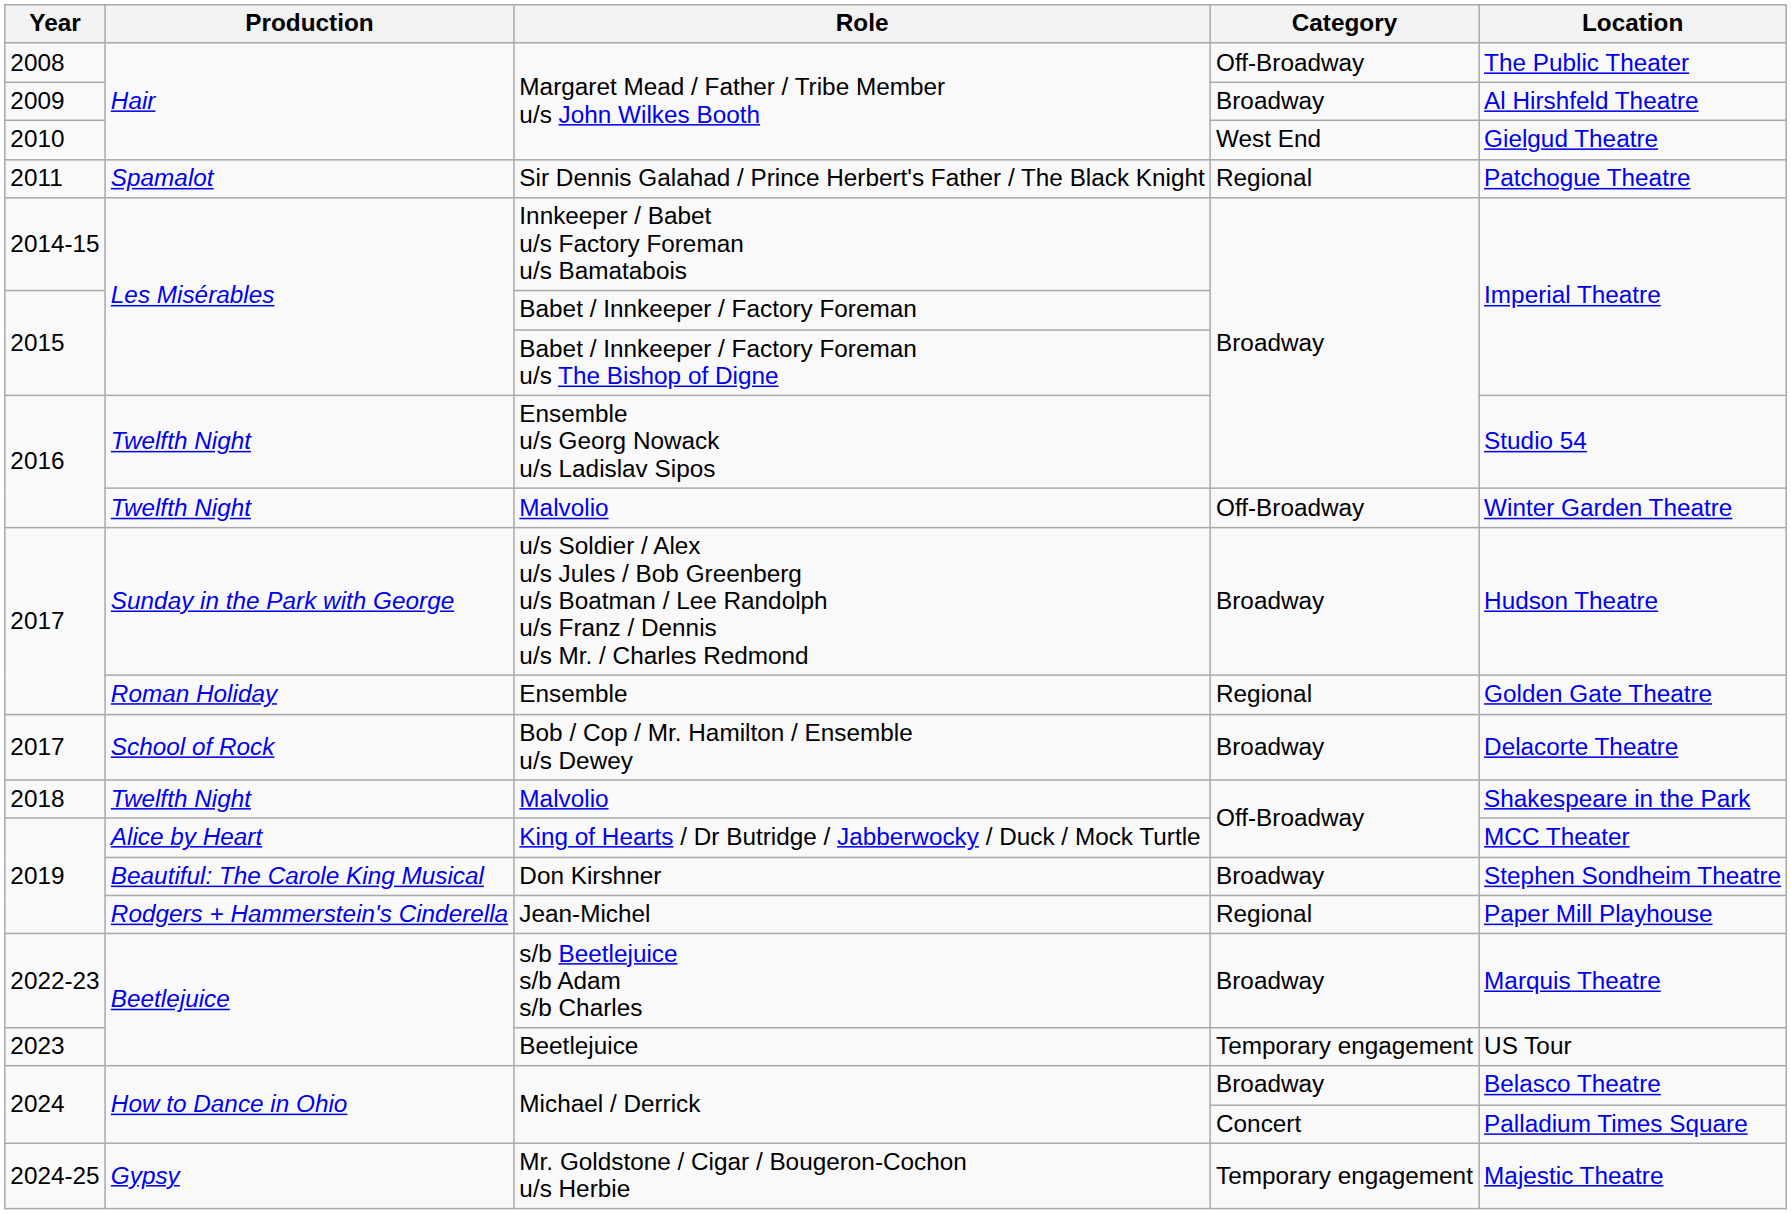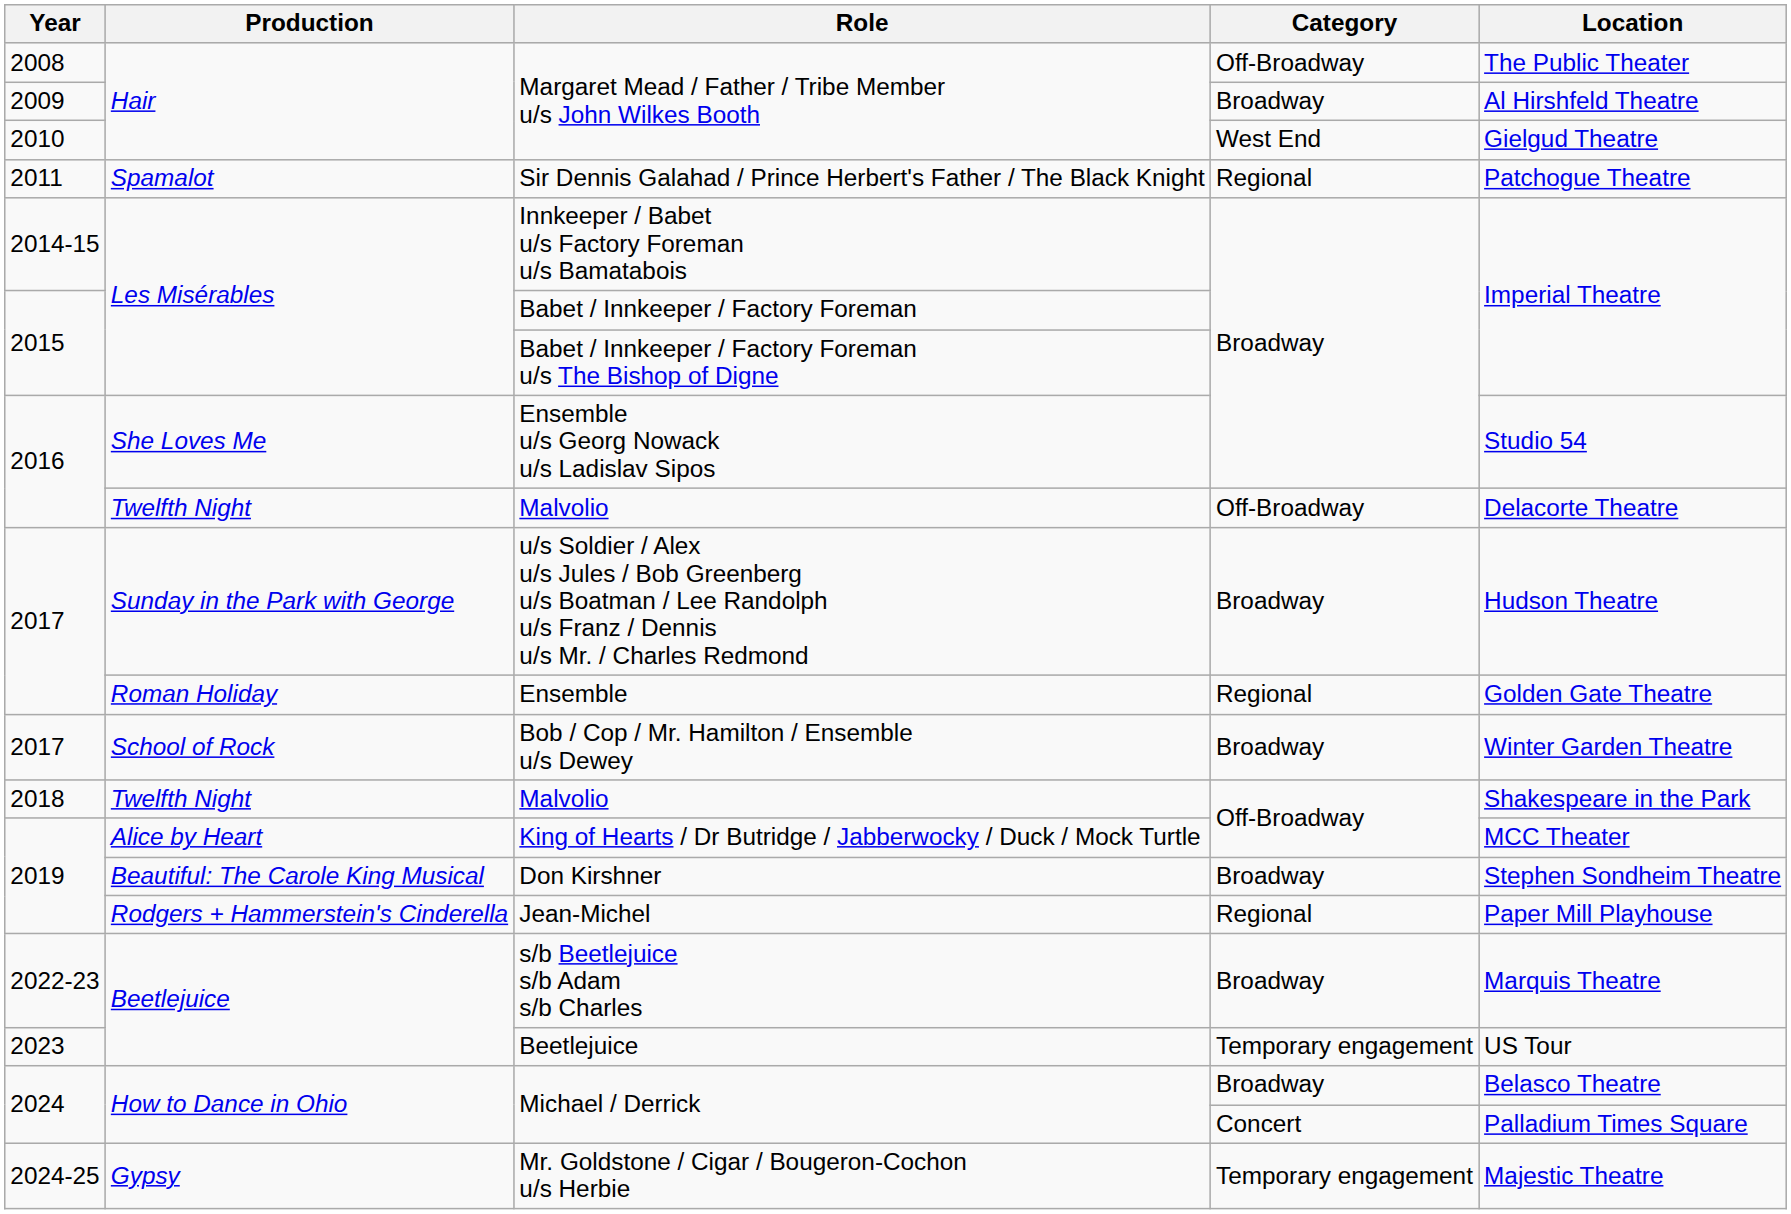(181, 441) Twelfth Night -> (189, 441) She Loves Me
(1608, 507) Winter Garden Theatre -> (1581, 507) Delacorte Theatre
(1581, 746) Delacorte Theatre -> (1608, 746) Winter Garden Theatre
